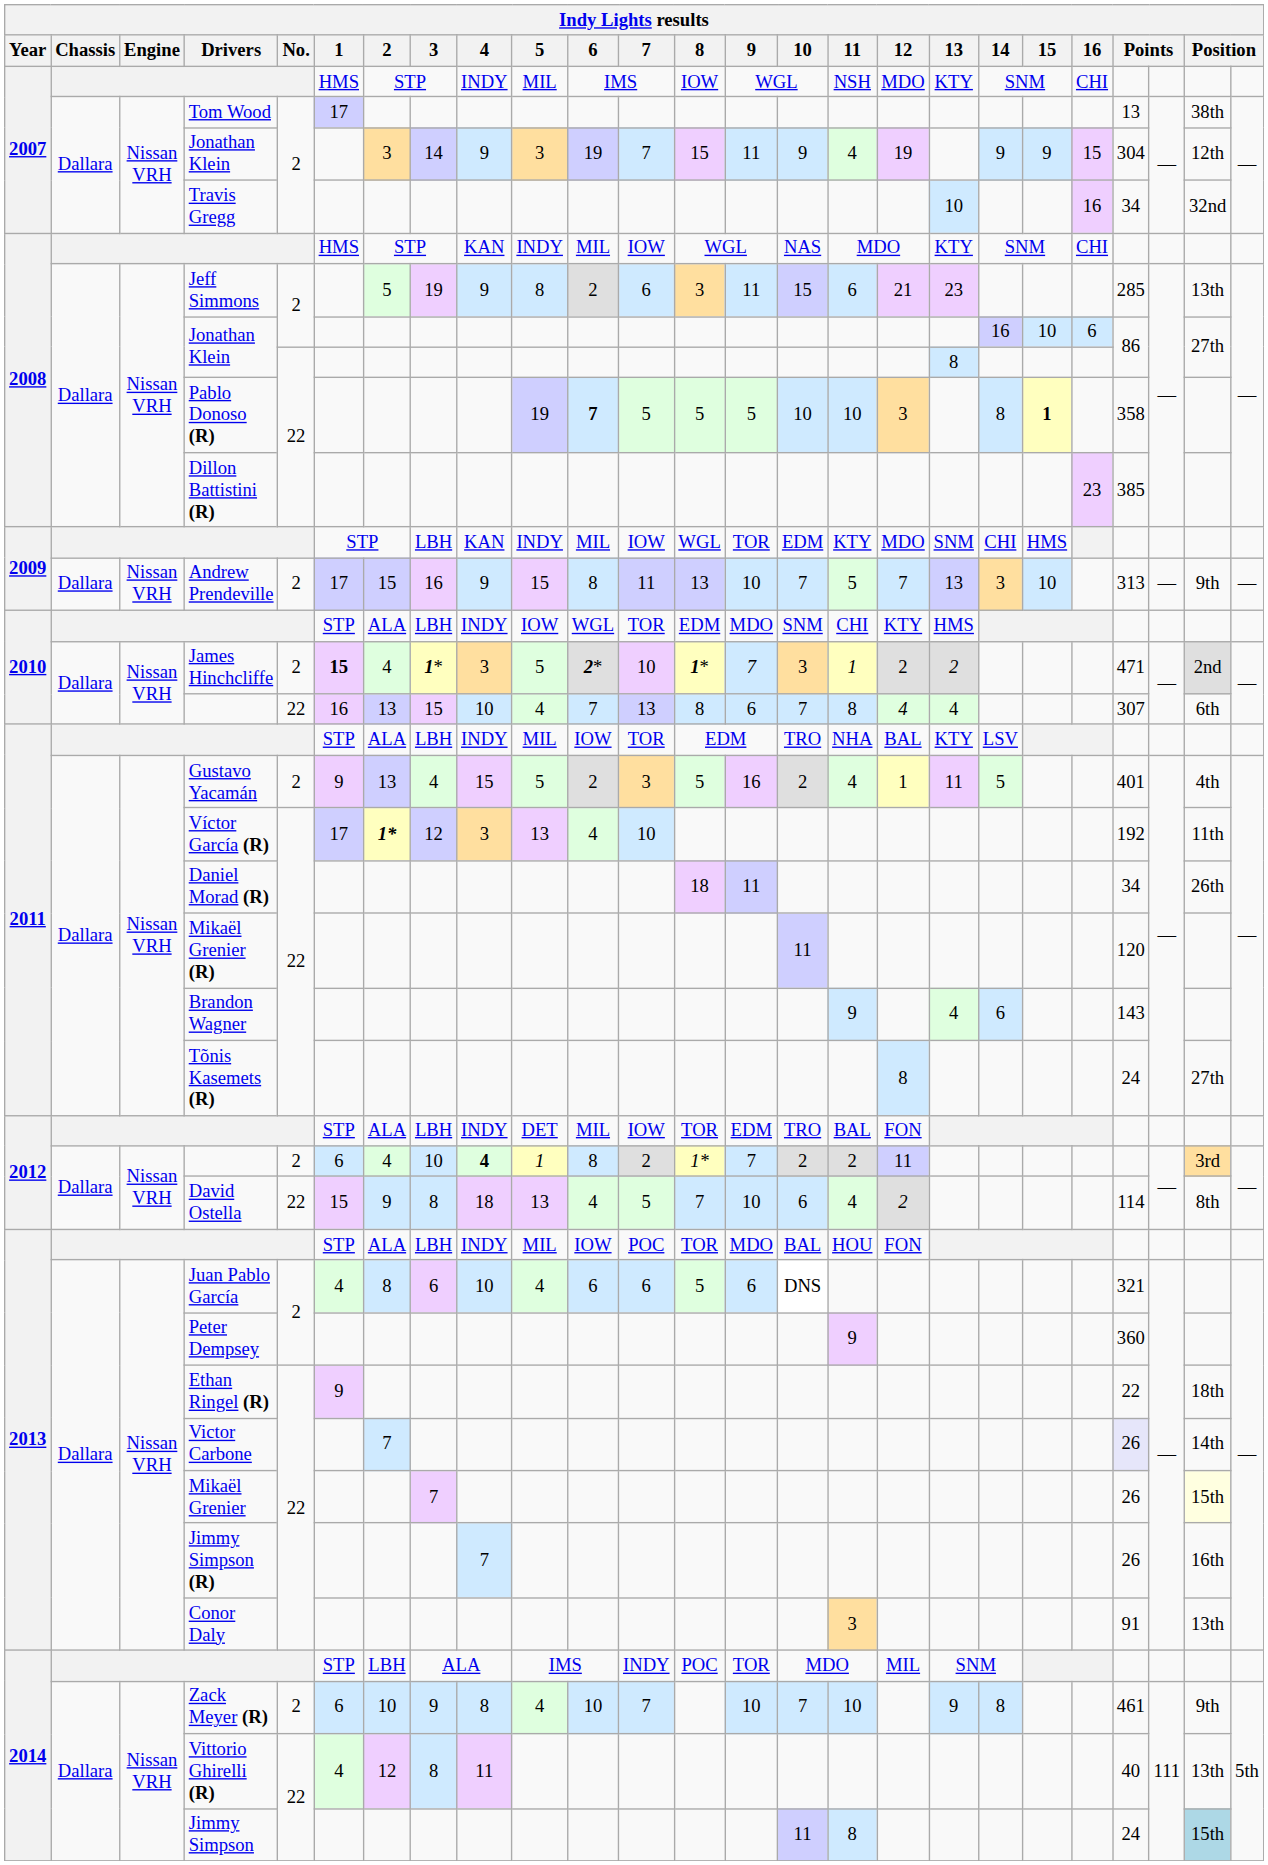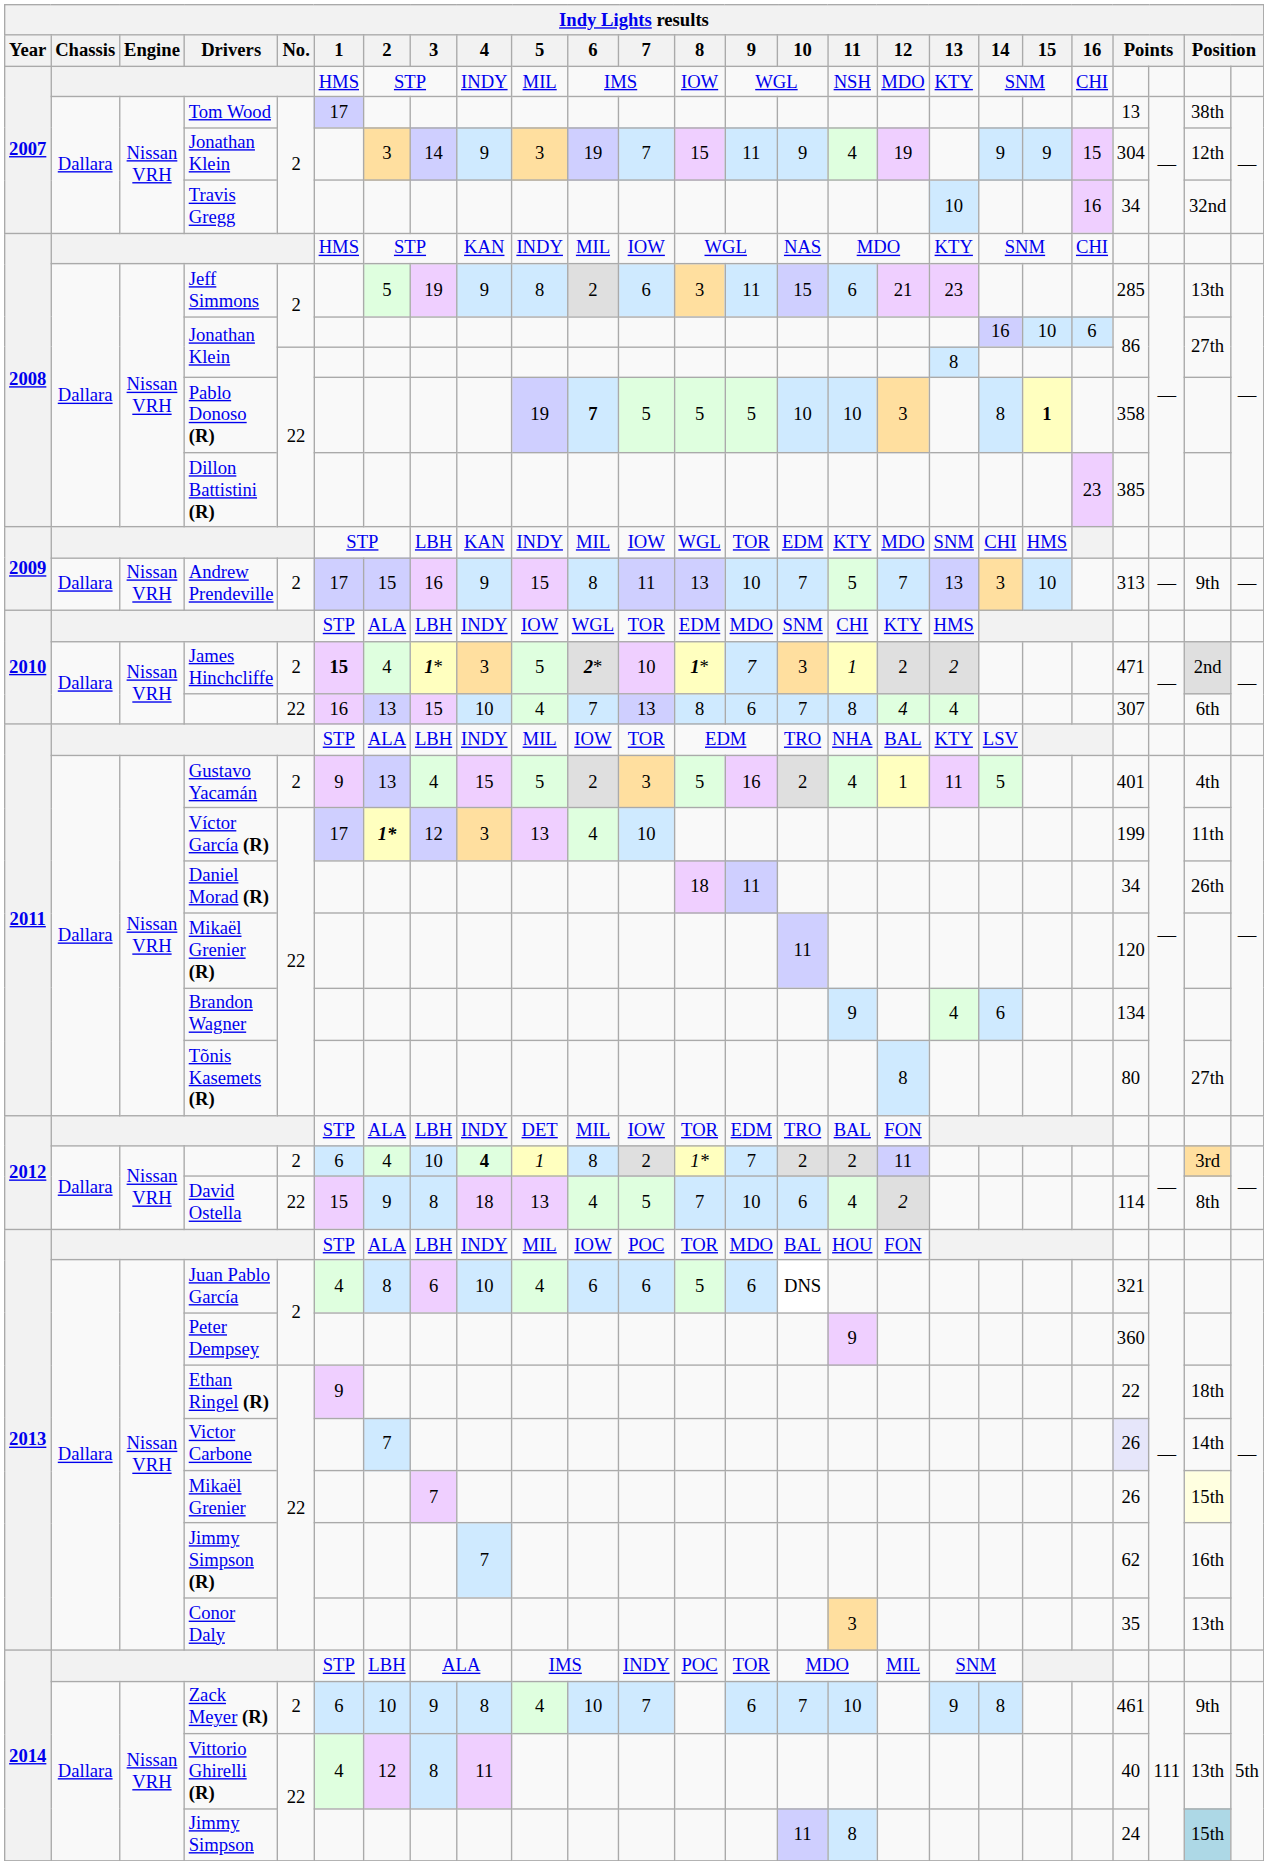(1131, 833) 192 -> (1131, 833) 199
(1131, 1013) 143 -> (1131, 1013) 134
(1131, 1077) 24 -> (1131, 1077) 80
(1131, 1559) 26 -> (1131, 1559) 62
(1131, 1623) 91 -> (1131, 1623) 35
(751, 1706) 10 -> (751, 1706) 6
